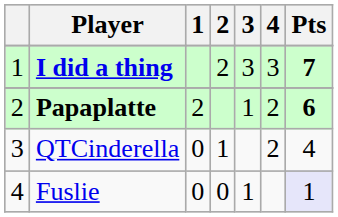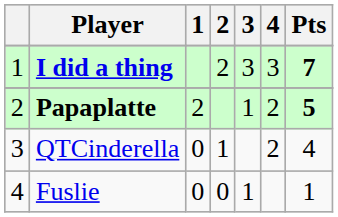(309, 107) 6 -> (309, 107) 5
(309, 190) lavender background -> (309, 190) no background
